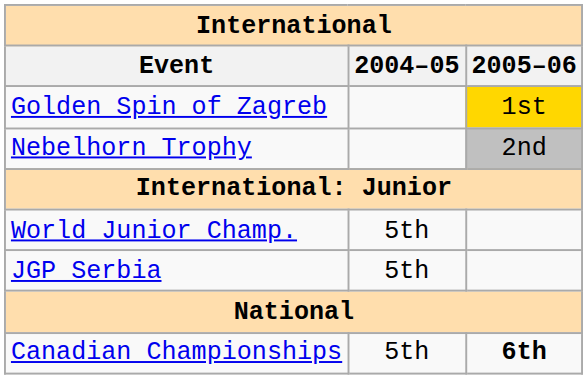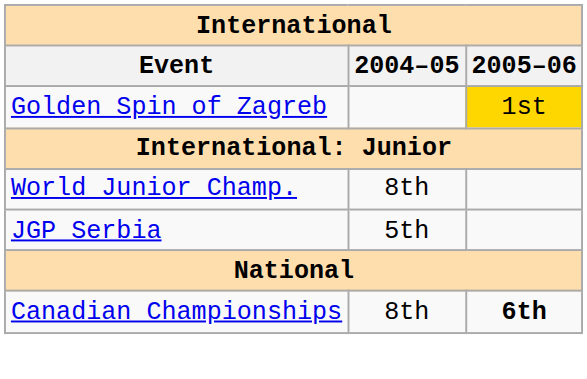- row: (131, 148)
(407, 230) 5th -> (407, 189) 8th
(407, 353) 5th -> (407, 312) 8th
